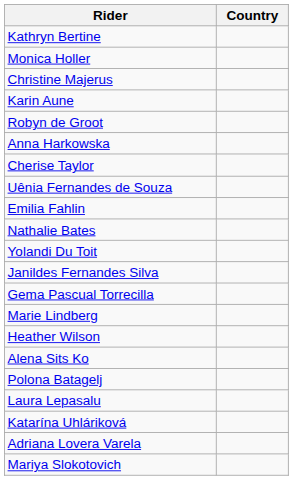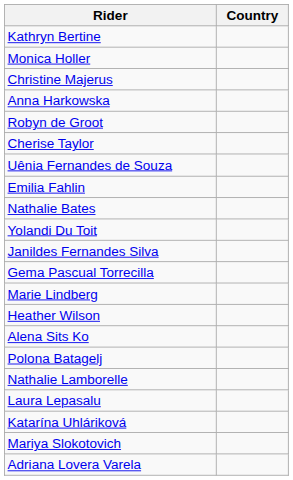- row: (41, 101)
rows swapped: (59, 144) <-> (55, 122)
+ row: (68, 379)
rows swapped: (74, 444) <-> (64, 465)
